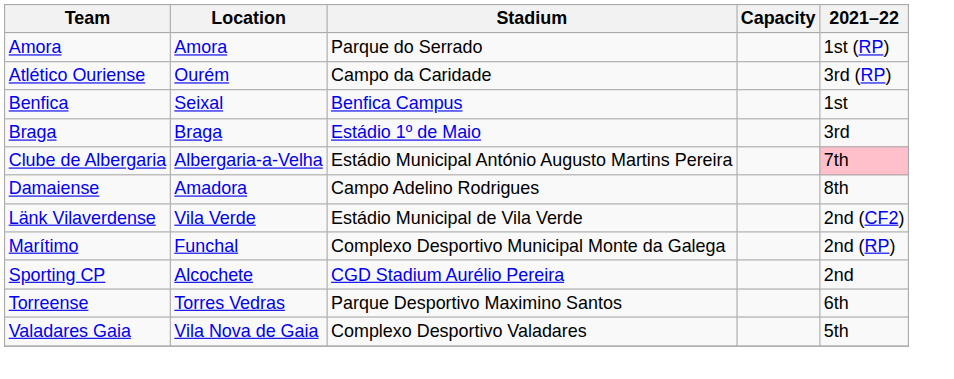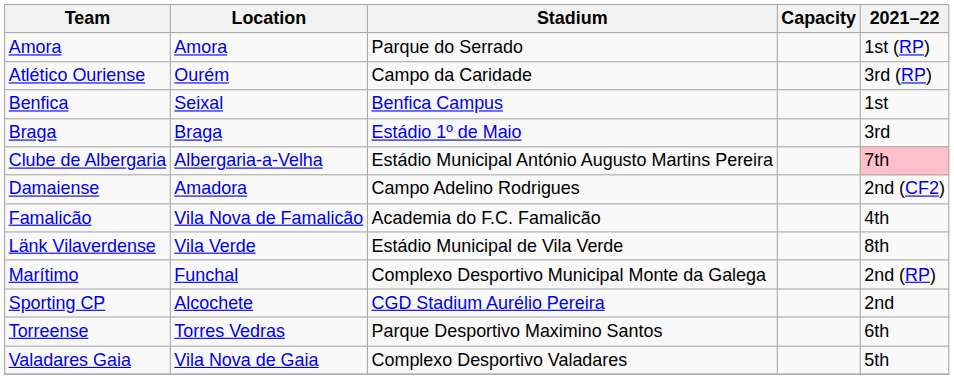(836, 189) 8th -> (905, 189) 2nd (CF2)
+ row: (50, 217)
(864, 217) 2nd (CF2) -> (877, 246) 8th
